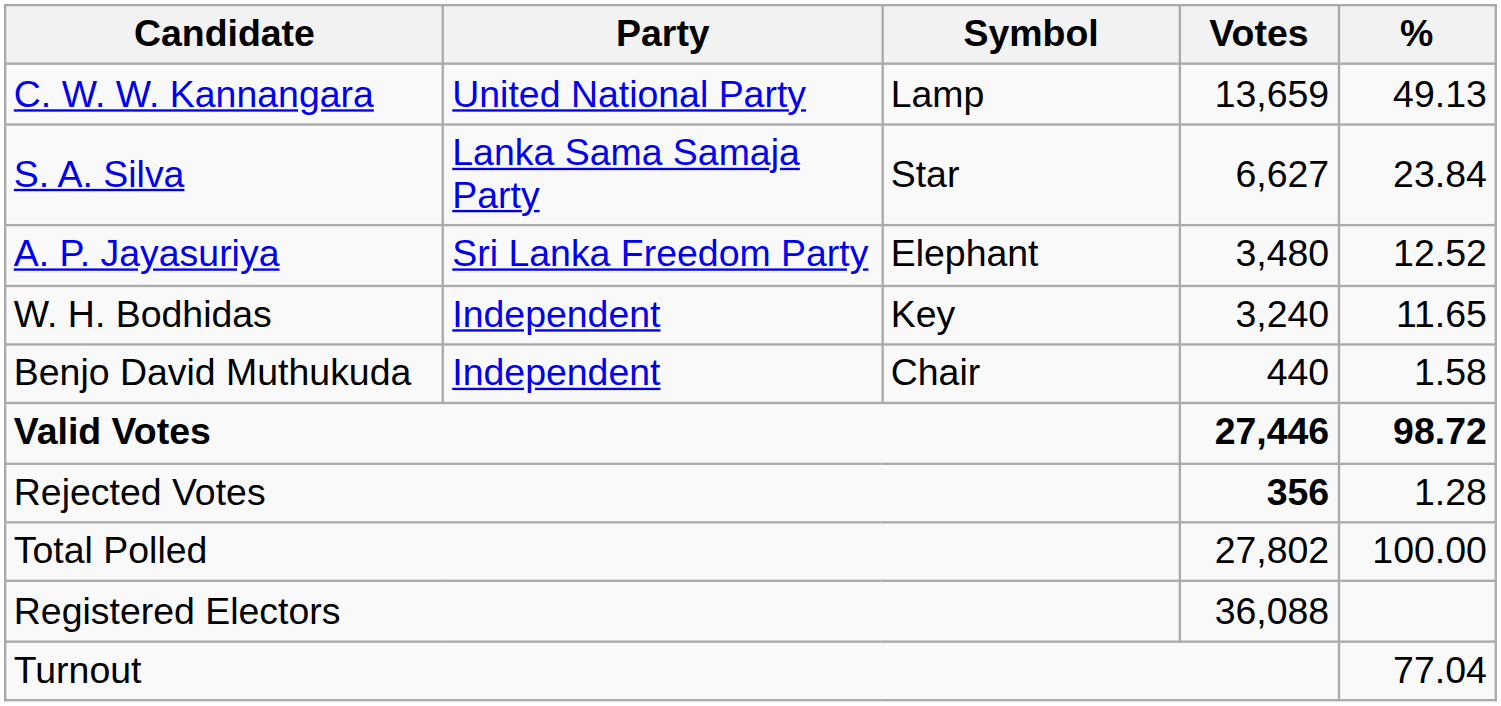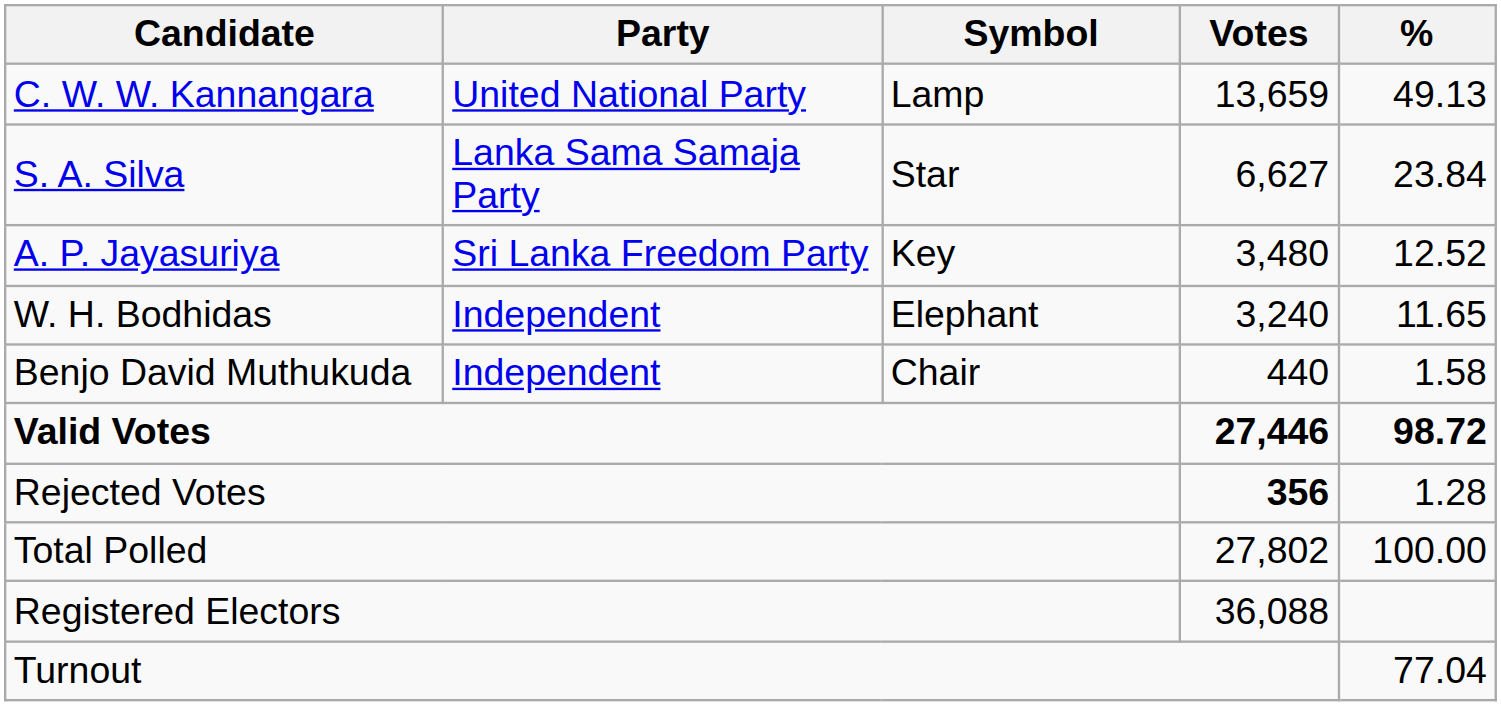(965, 254) Elephant -> (923, 254) Key
(923, 313) Key -> (965, 313) Elephant
